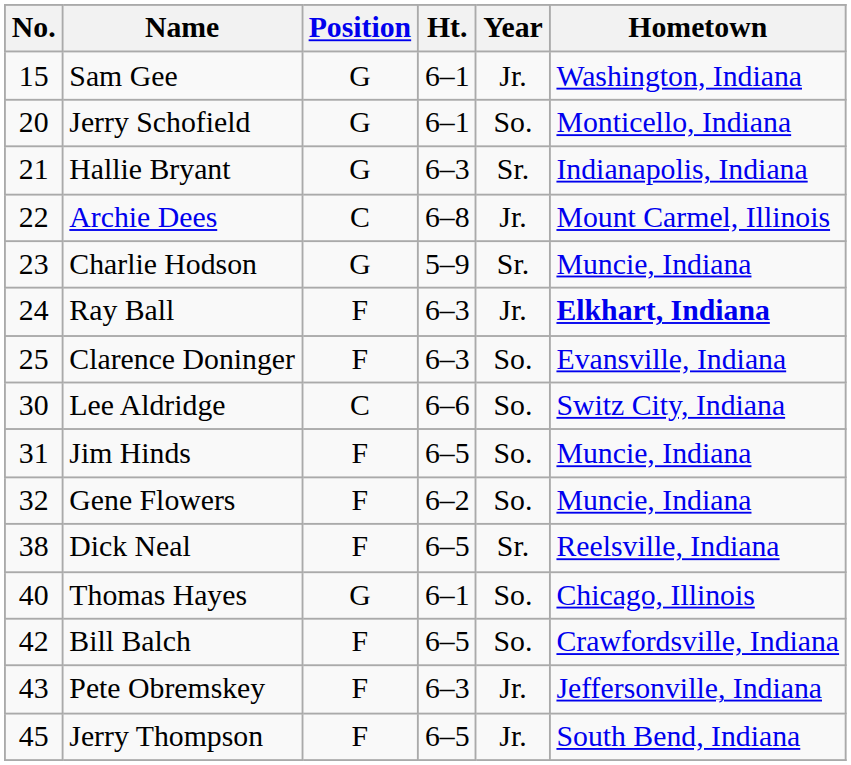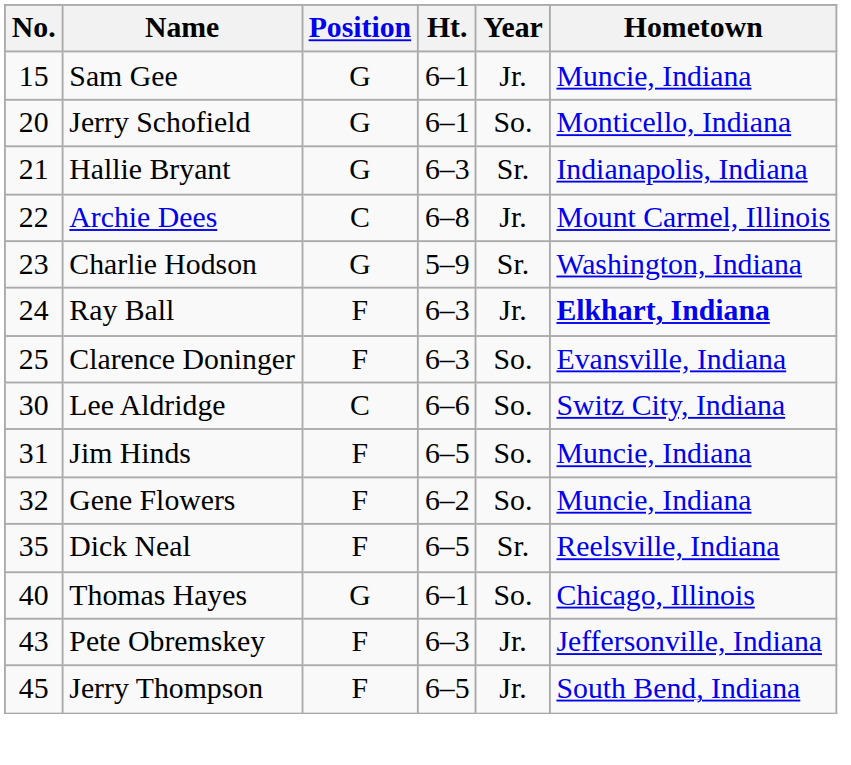(679, 75) Washington, Indiana -> (654, 75) Muncie, Indiana
(654, 264) Muncie, Indiana -> (679, 264) Washington, Indiana
(34, 547) 38 -> (34, 547) 35
- row: (130, 641)
